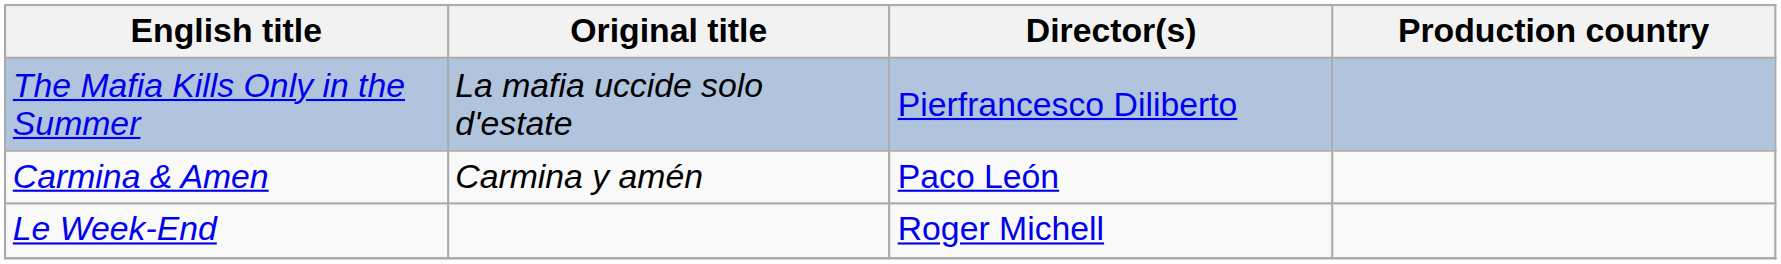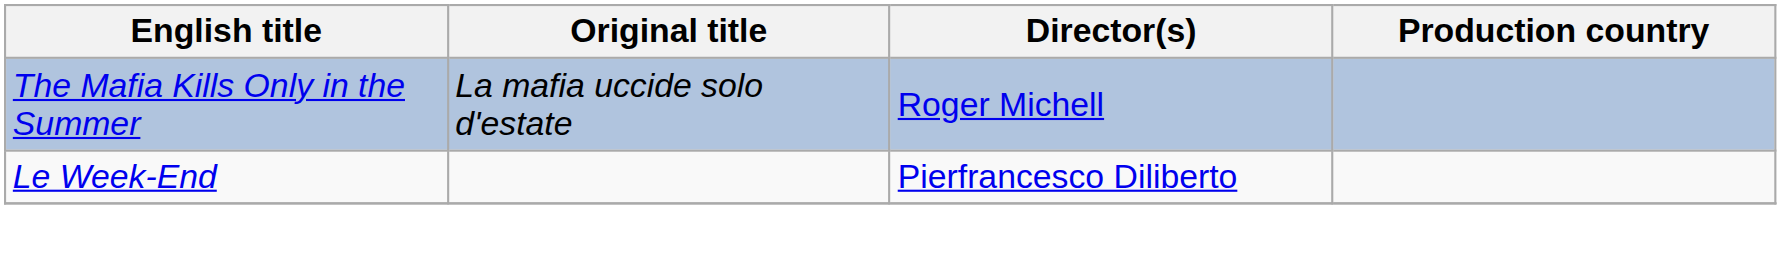(1068, 103) Pierfrancesco Diliberto -> (1001, 103) Roger Michell
- row: (141, 176)
(1001, 229) Roger Michell -> (1068, 176) Pierfrancesco Diliberto
